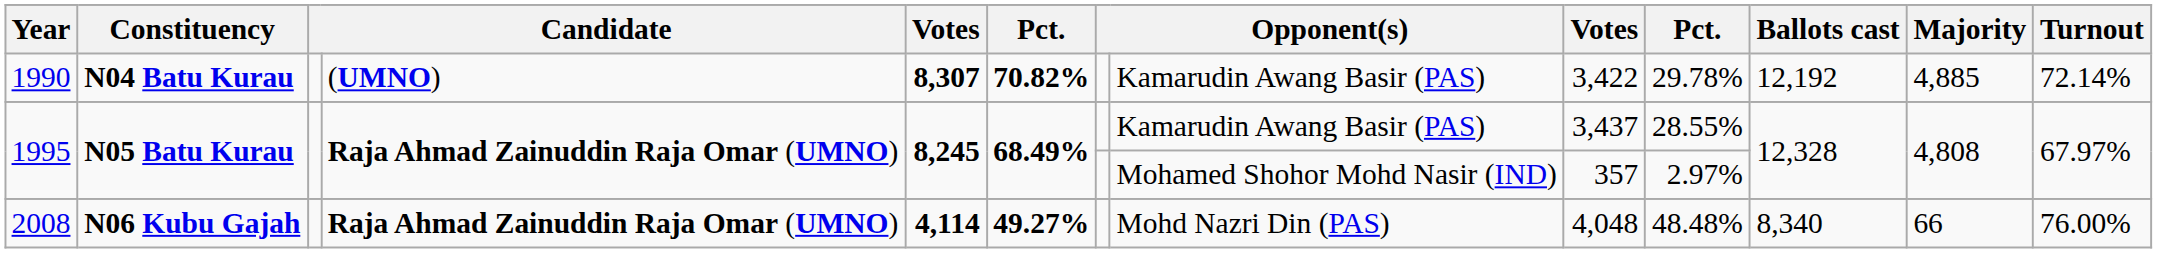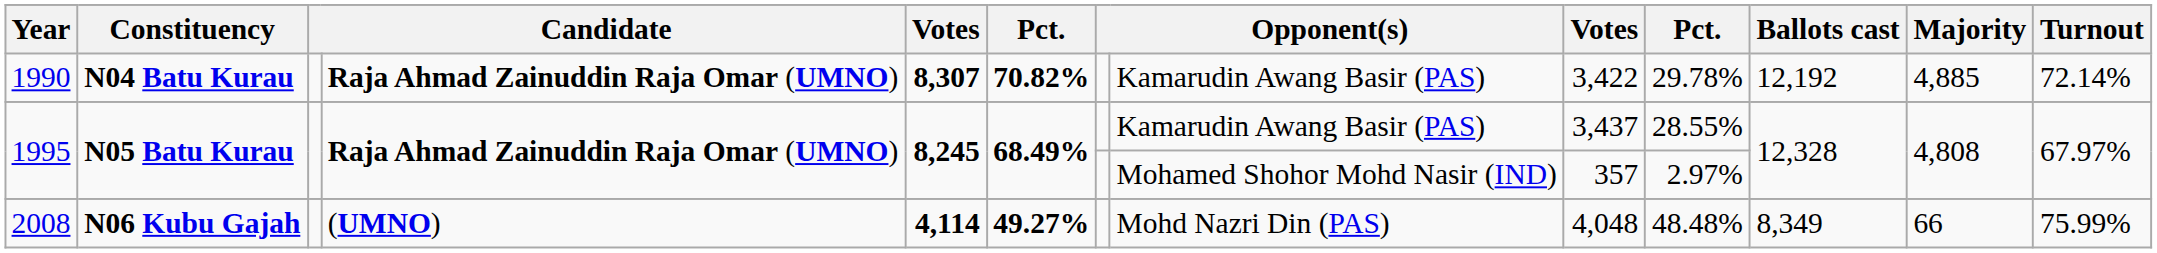(384, 77) (UMNO) -> (613, 77) Raja Ahmad Zainuddin Raja Omar (UMNO)
(613, 223) Raja Ahmad Zainuddin Raja Omar (UMNO) -> (384, 223) (UMNO)
(1790, 223) 8,340 -> (1790, 223) 8,349
(2085, 223) 76.00% -> (2085, 223) 75.99%
